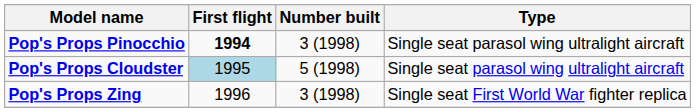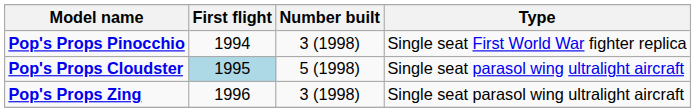(232, 44) bold -> (232, 44) normal
(536, 44) Single seat parasol wing ultralight aircraft -> (537, 44) Single seat First World War fighter replica
(537, 95) Single seat First World War fighter replica -> (536, 95) Single seat parasol wing ultralight aircraft
